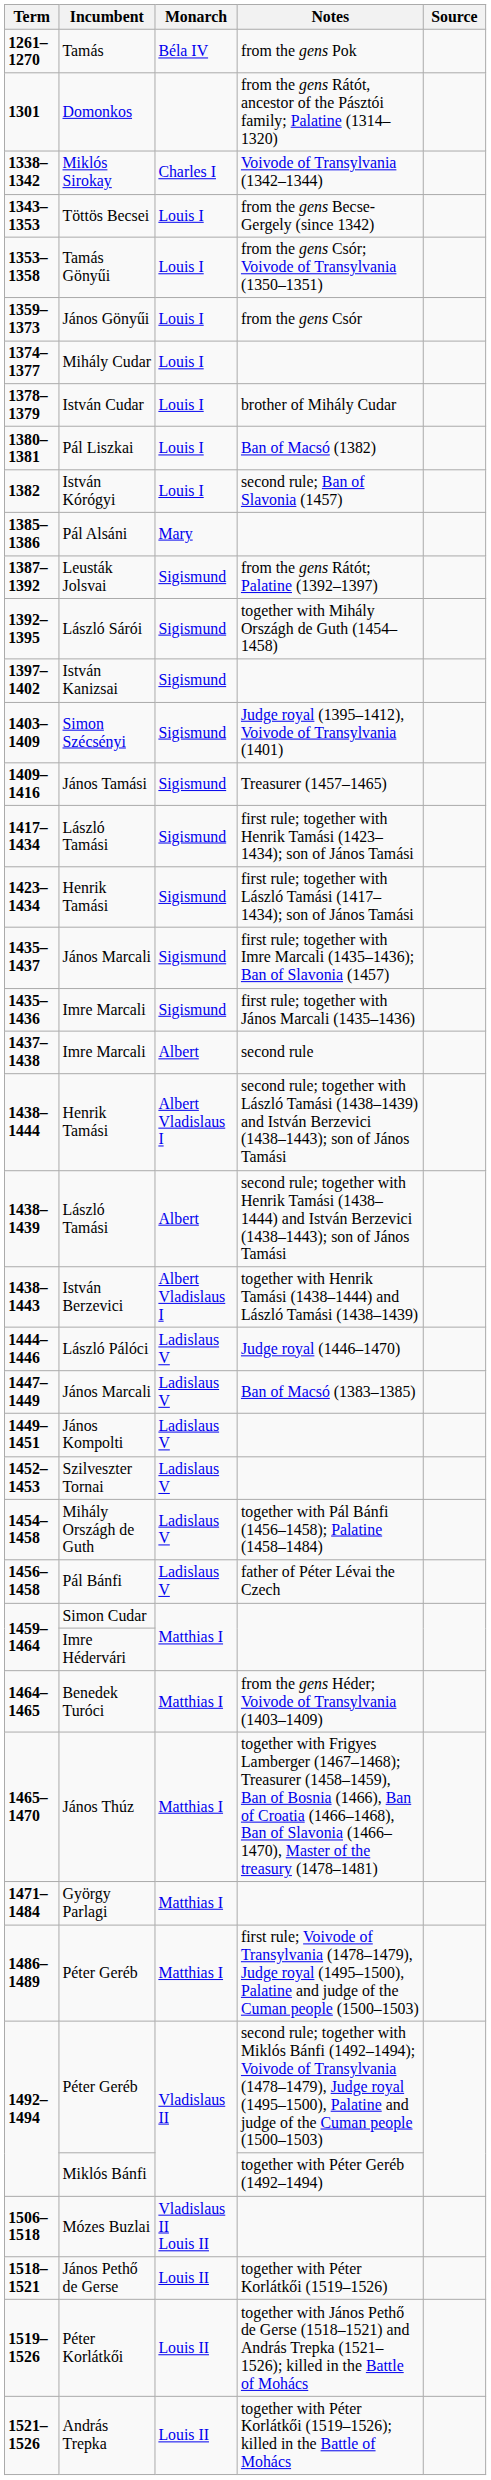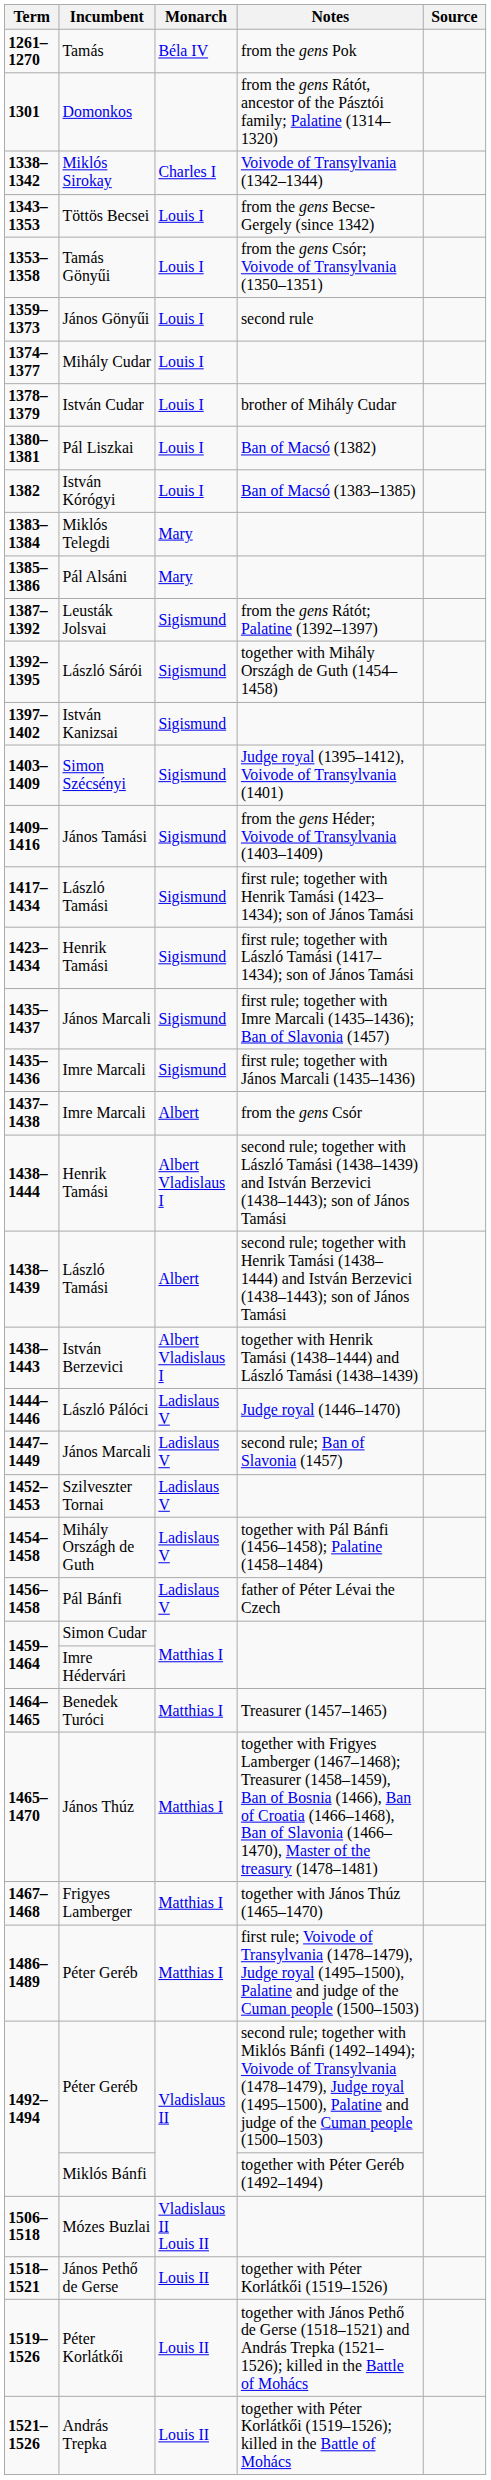(301, 319) from the gens Csór -> (277, 319) second rule
(303, 491) second rule; Ban of Slavonia (1457) -> (328, 491) Ban of Macsó (1383–1385)
+ row: (28, 533)
(314, 784) Treasurer (1457–1465) -> (319, 836) from the gens Héder; Voivode of Transylvania (1403–1409)
(277, 1052) second rule -> (301, 1113) from the gens Csór
(328, 1391) Ban of Macsó (1383–1385) -> (303, 1452) second rule; Ban of Slavonia (1457)
- row: (28, 1434)
(319, 1701) from the gens Héder; Voivode of Transylvania (1403–1409) -> (314, 1710) Treasurer (1457–1465)
+ row: (28, 1903)
- row: (28, 1903)
